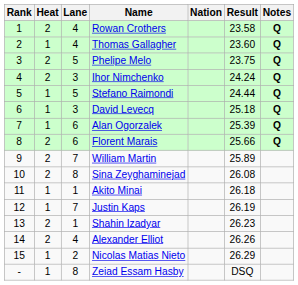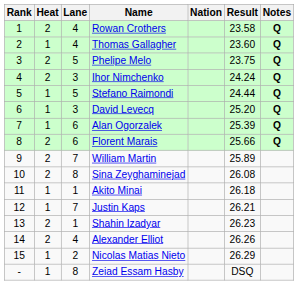(242, 110) 25.18 -> (242, 110) 25.20
(242, 207) 26.19 -> (242, 207) 26.21
